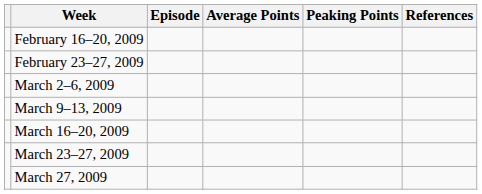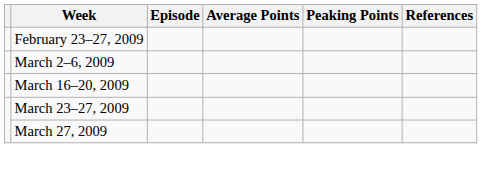- row: (79, 39)
- row: (68, 108)
